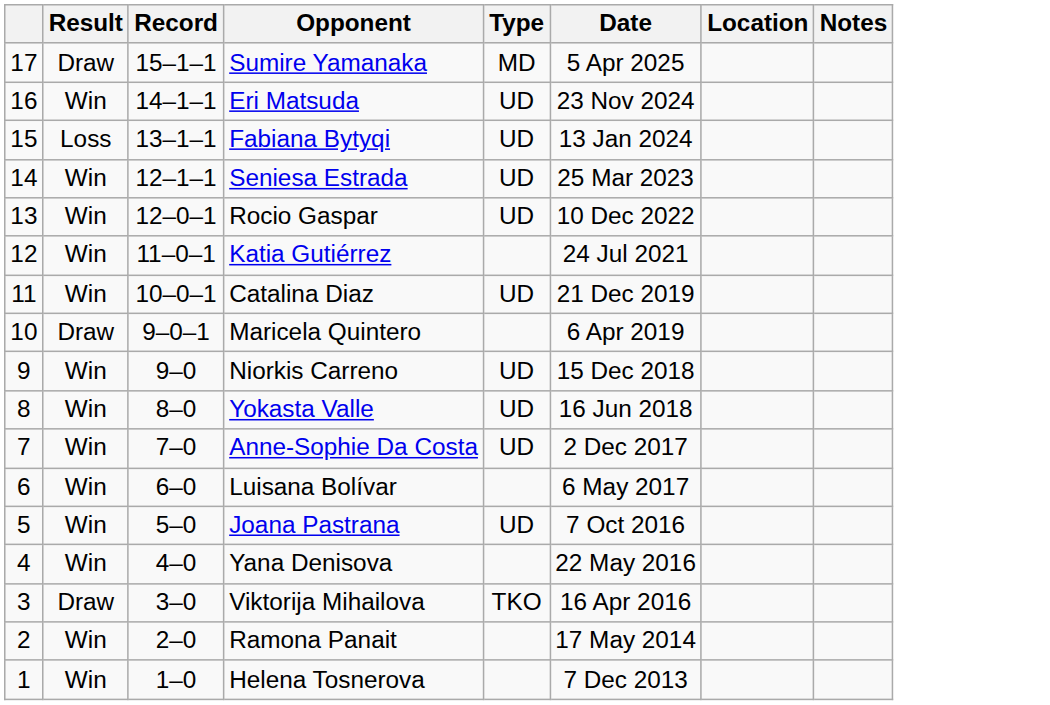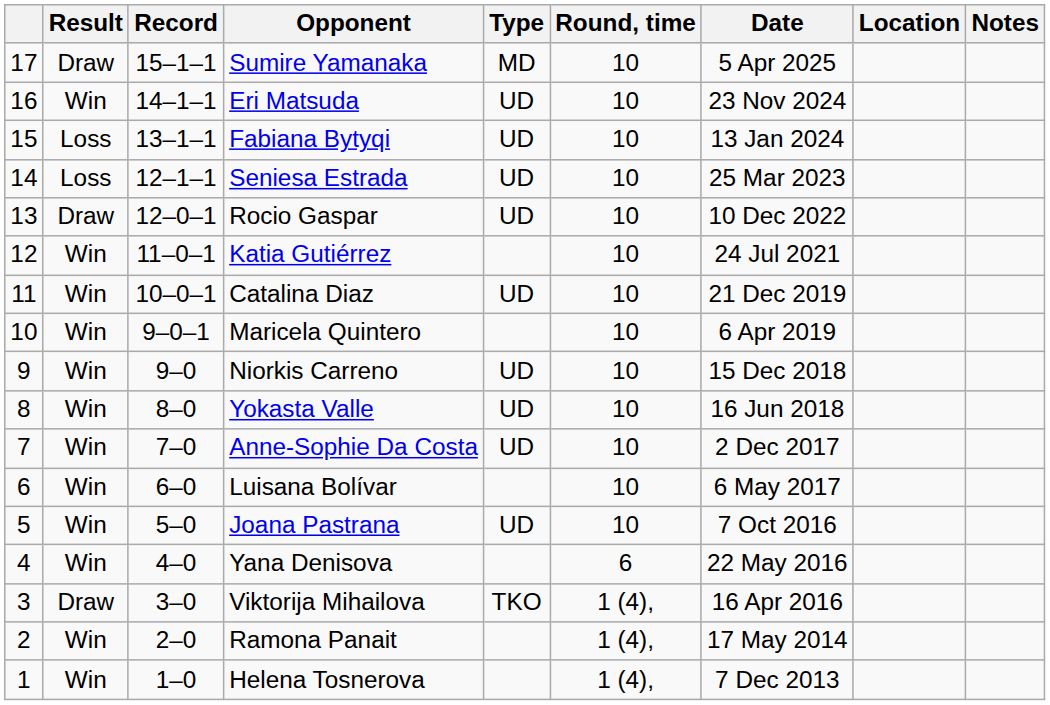+ column: (626, 23)
(86, 178) Win -> (86, 178) Loss
(86, 216) Win -> (86, 216) Draw
(86, 332) Draw -> (86, 332) Win
